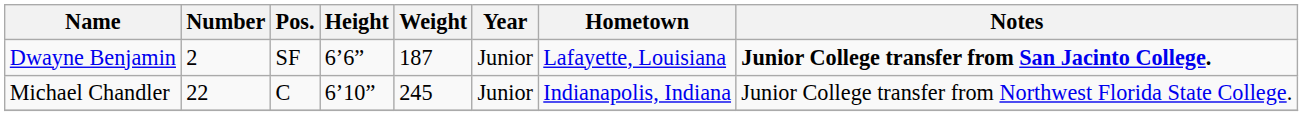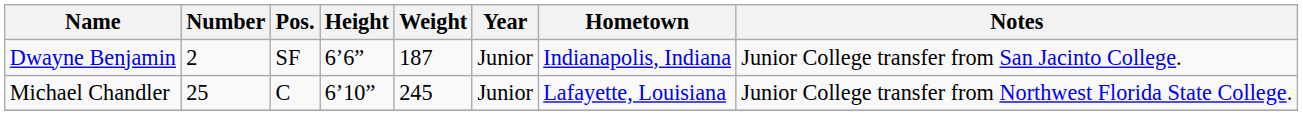(635, 57) Lafayette, Louisiana -> (637, 57) Indianapolis, Indiana
(976, 57) bold -> (961, 57) normal
(197, 92) 22 -> (197, 92) 25
(637, 92) Indianapolis, Indiana -> (635, 92) Lafayette, Louisiana
